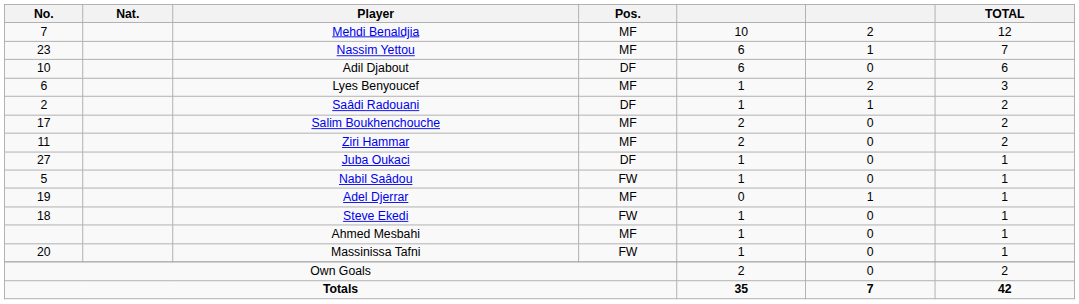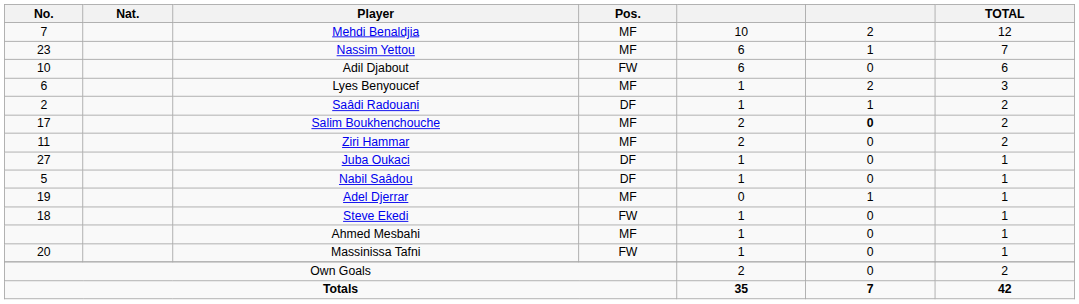(628, 68) DF -> (628, 68) FW
(870, 123) normal -> (870, 123) bold
(628, 178) FW -> (628, 178) DF
